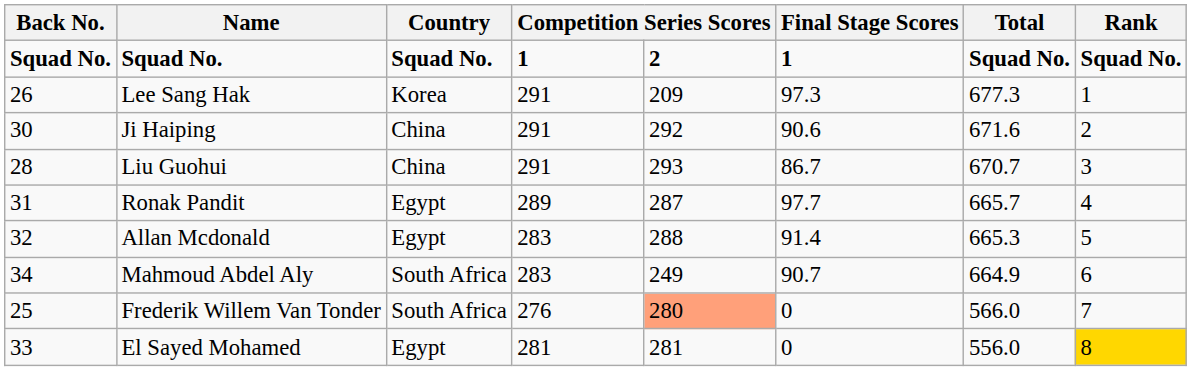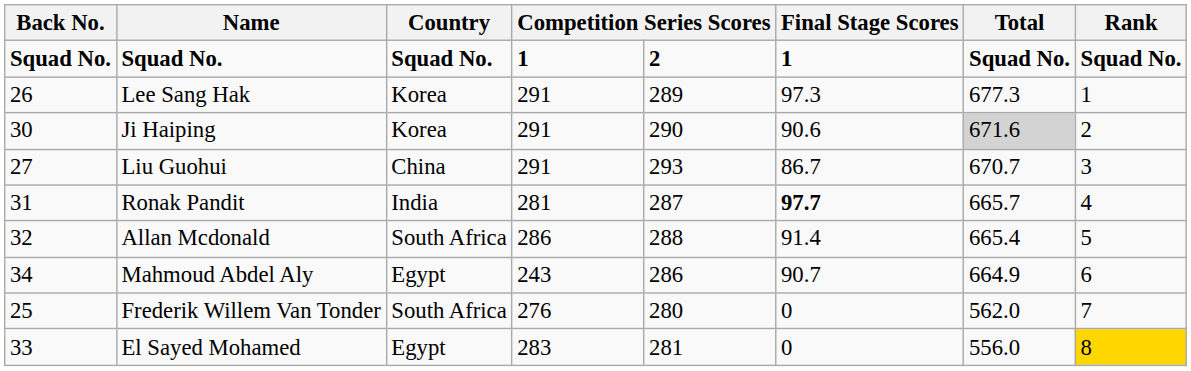(666, 94) 209 -> (666, 94) 289
(418, 130) China -> (419, 130) Korea
(666, 130) 292 -> (666, 130) 290
(995, 130) no background -> (995, 130) lightgrey background
(21, 166) 28 -> (21, 166) 27
(418, 202) Egypt -> (415, 202) India
(534, 202) 289 -> (534, 202) 281
(801, 202) normal -> (801, 202) bold
(418, 238) Egypt -> (449, 238) South Africa
(534, 238) 283 -> (534, 238) 286
(995, 238) 665.3 -> (995, 238) 665.4
(449, 274) South Africa -> (418, 274) Egypt
(534, 274) 283 -> (534, 274) 243
(666, 274) 249 -> (666, 274) 286
(666, 310) lightsalmon background -> (666, 310) no background
(995, 310) 566.0 -> (995, 310) 562.0
(534, 346) 281 -> (534, 346) 283
